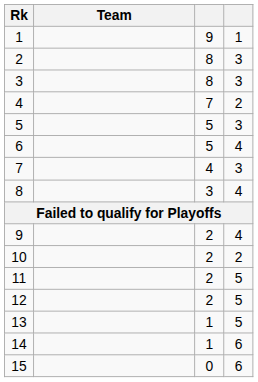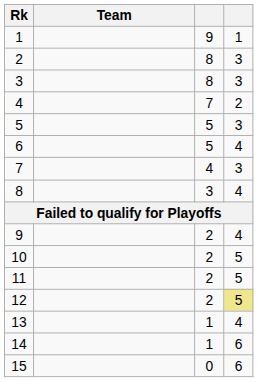(239, 256) 2 -> (239, 256) 5
(239, 300) no background -> (239, 300) khaki background
(239, 322) 5 -> (239, 322) 4
